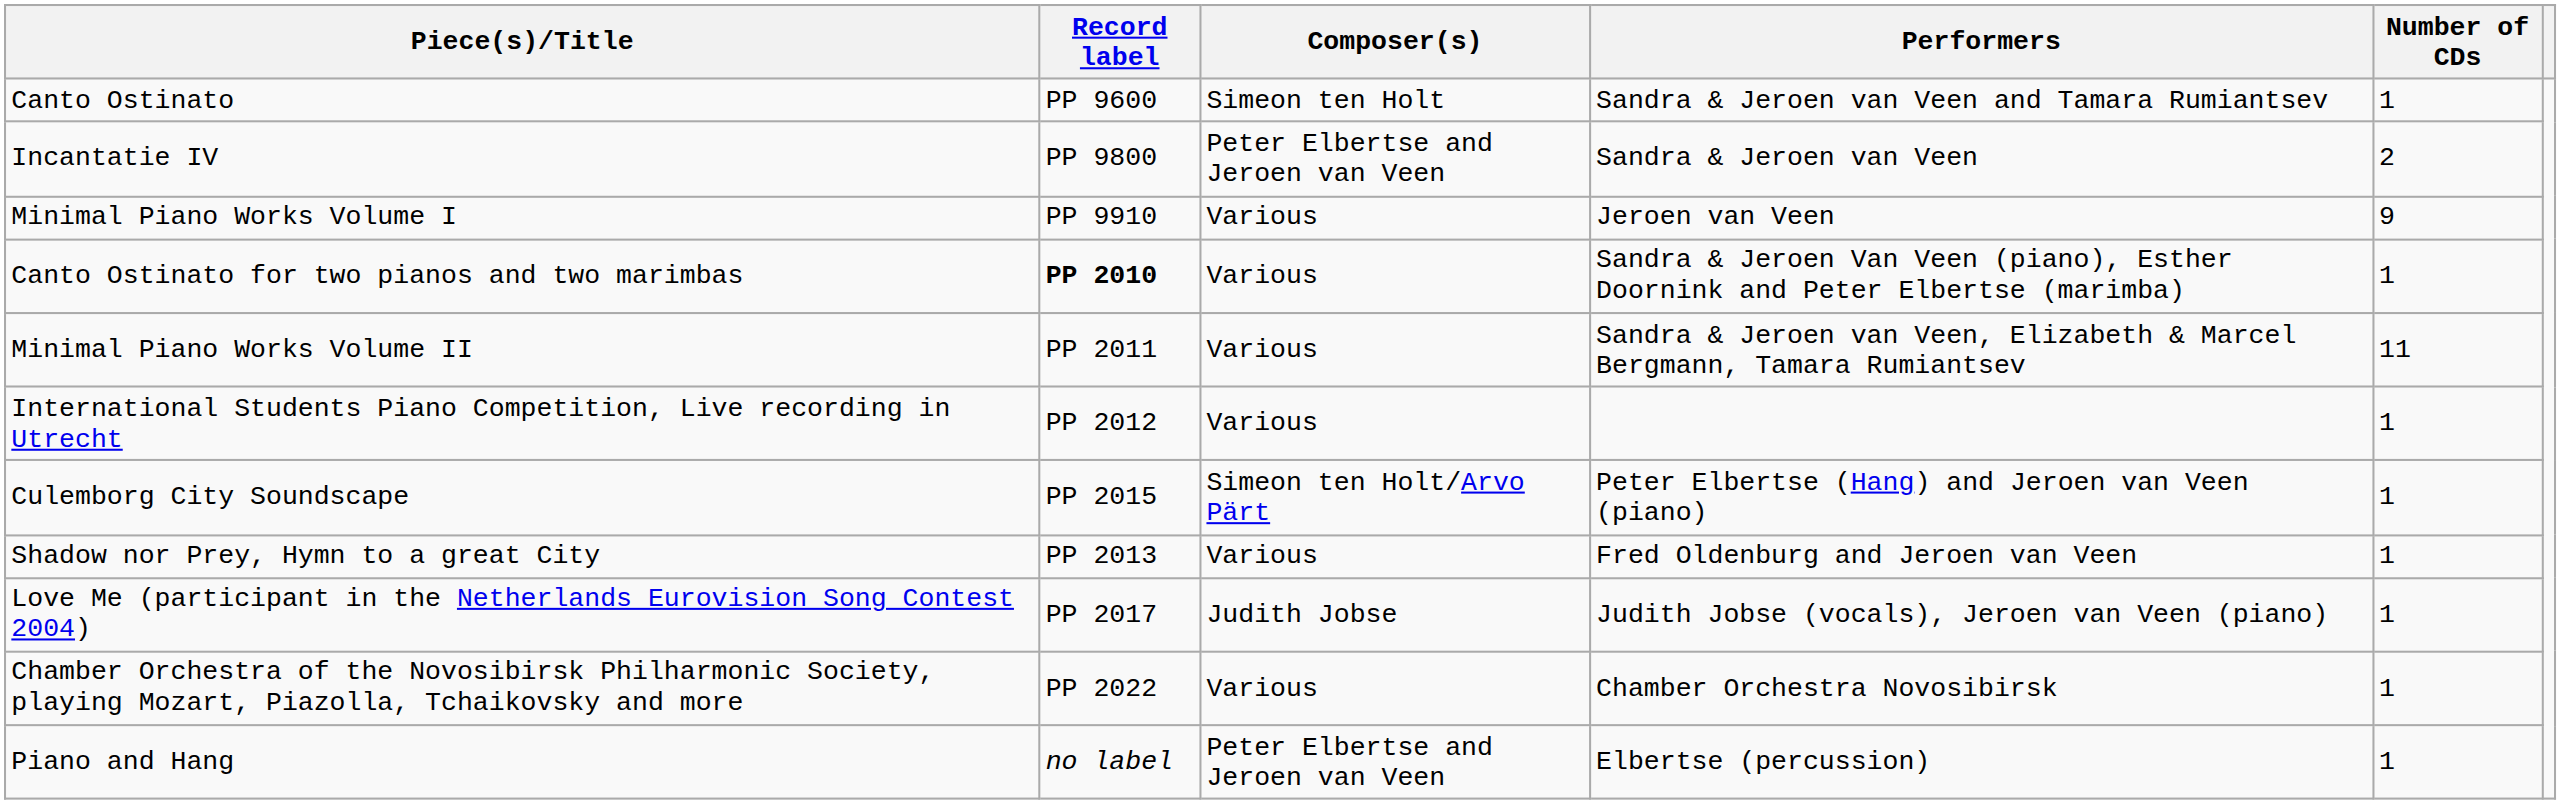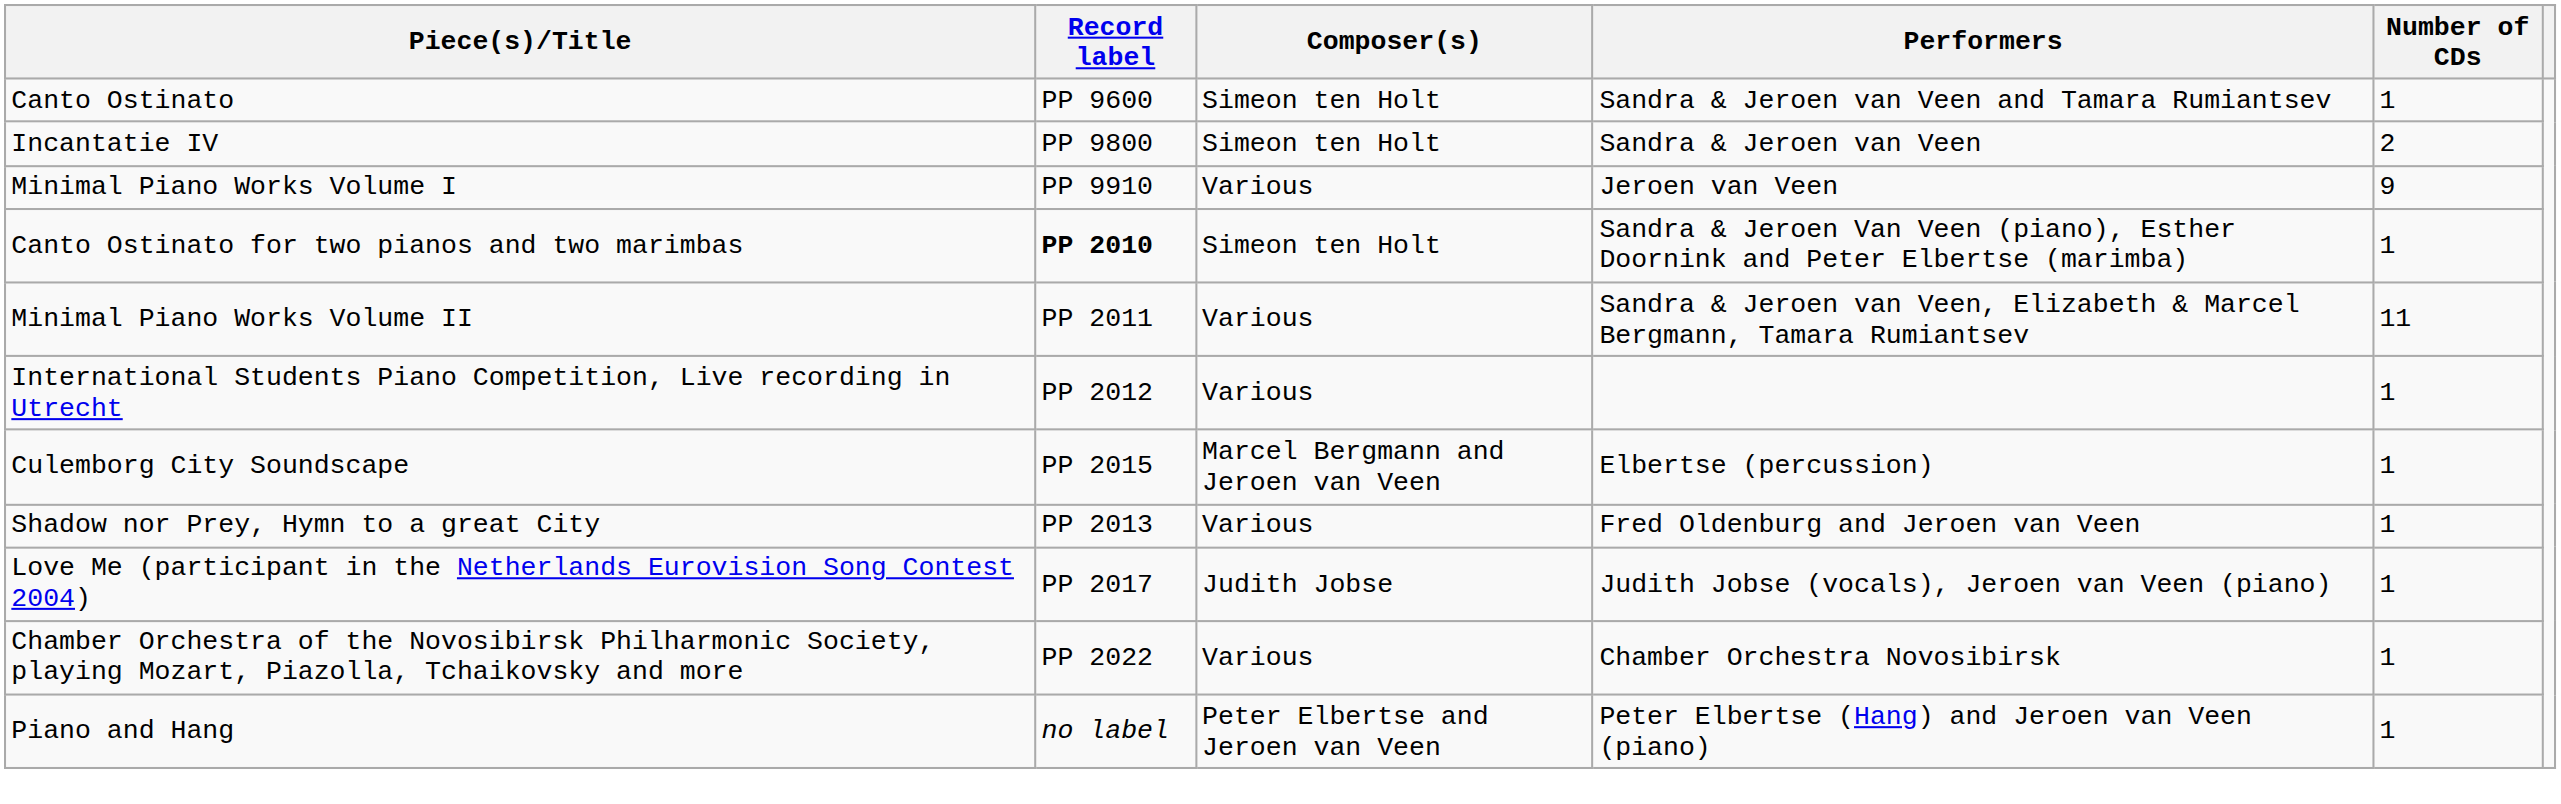(1350, 159) Peter Elbertse and Jeroen van Veen -> (1321, 144) Simeon ten Holt
(1262, 276) Various -> (1321, 245) Simeon ten Holt
(1366, 497) Simeon ten Holt/Arvo Pärt -> (1353, 467) Marcel Bergmann and Jeroen van Veen
(1922, 497) Peter Elbertse (Hang) and Jeroen van Veen (piano) -> (1766, 467) Elbertse (percussion)
(1763, 762) Elbertse (percussion) -> (1926, 732) Peter Elbertse (Hang) and Jeroen van Veen (piano)
